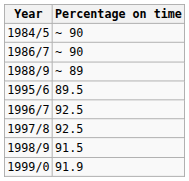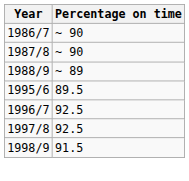- row: (28, 33)
+ row: (28, 52)
- row: (28, 167)
